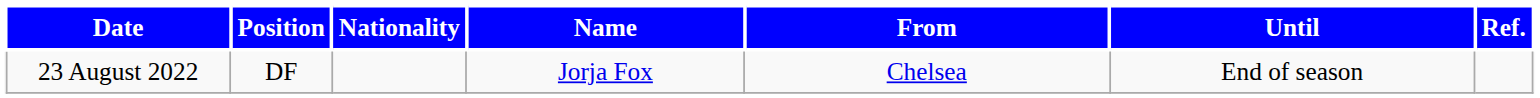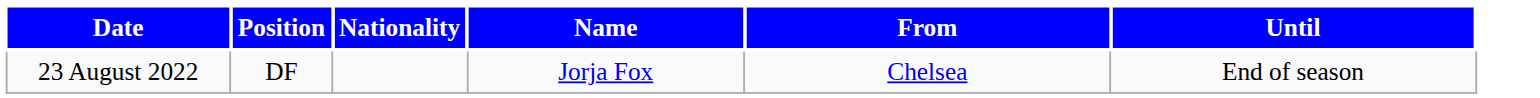- column: (1504, 27)
